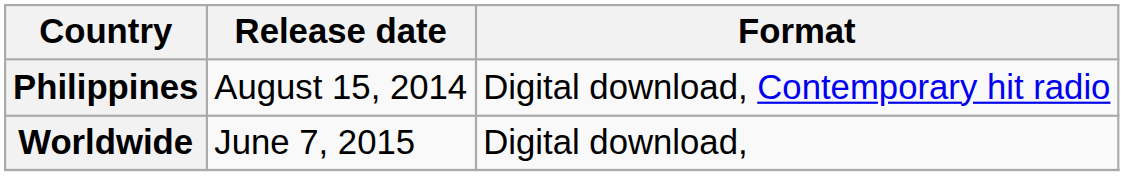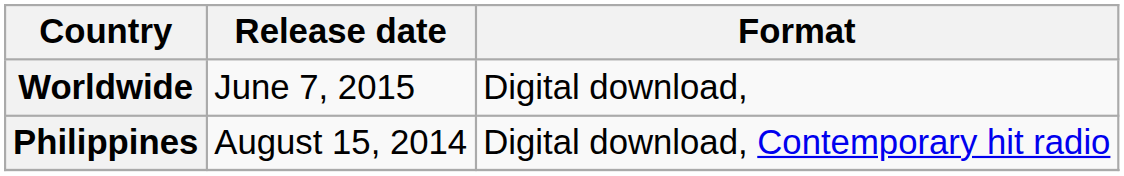rows swapped: (106, 87) <-> (106, 142)
